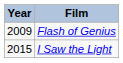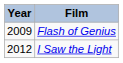(19, 49) 2015 -> (19, 49) 2012
